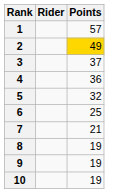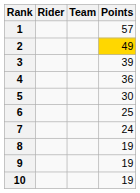+ column: (83, 12)
(96, 63) 37 -> (127, 63) 39
(96, 96) 32 -> (127, 96) 30
(96, 130) 21 -> (127, 130) 24
